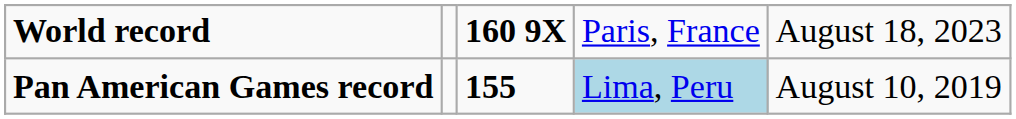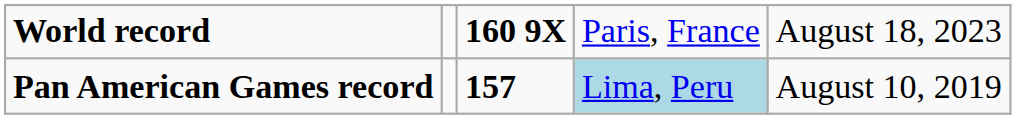(490, 85) 155 -> (490, 85) 157
